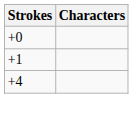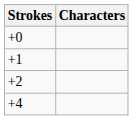+ row: (15, 81)
